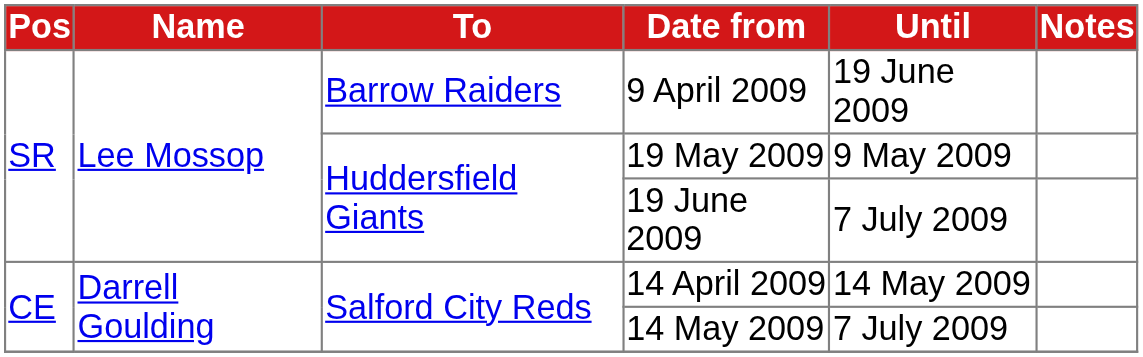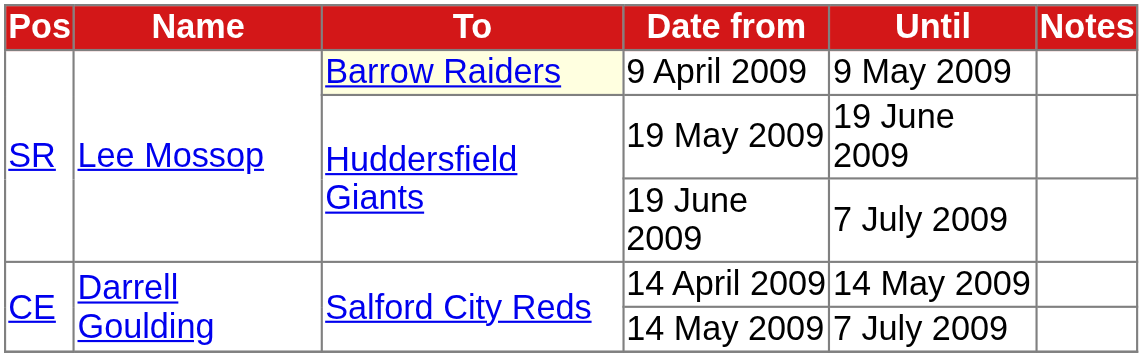(443, 91) no background -> (443, 71) lightyellow background
(894, 91) 19 June 2009 -> (922, 71) 9 May 2009
(922, 155) 9 May 2009 -> (894, 136) 19 June 2009
